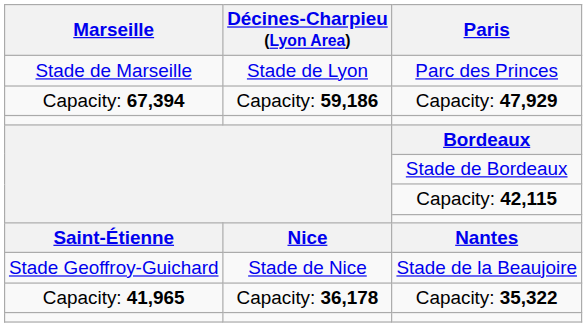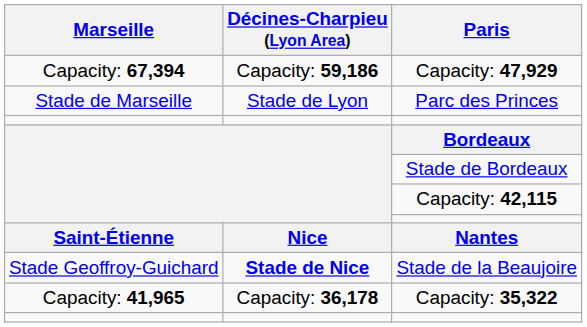rows swapped: (114, 70) <-> (114, 100)
(307, 267) normal -> (307, 267) bold
